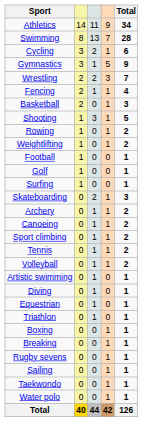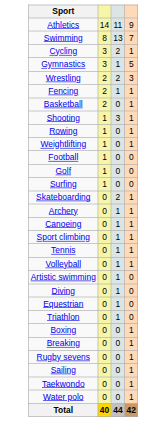- column: (126, 11)
